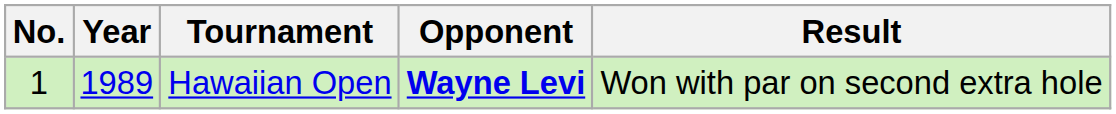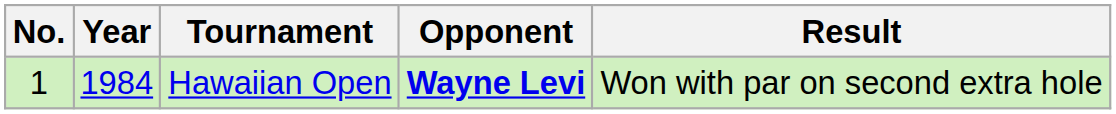(117, 83) 1989 -> (117, 83) 1984
